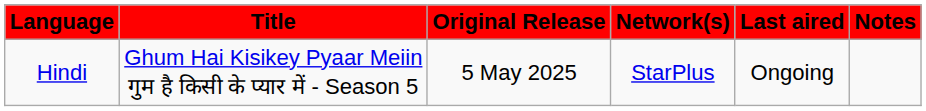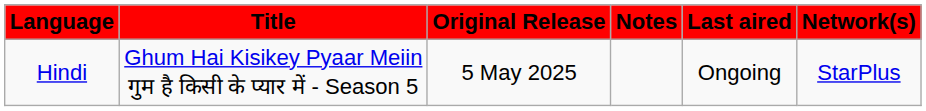columns swapped: (673, 22) <-> (885, 22)
